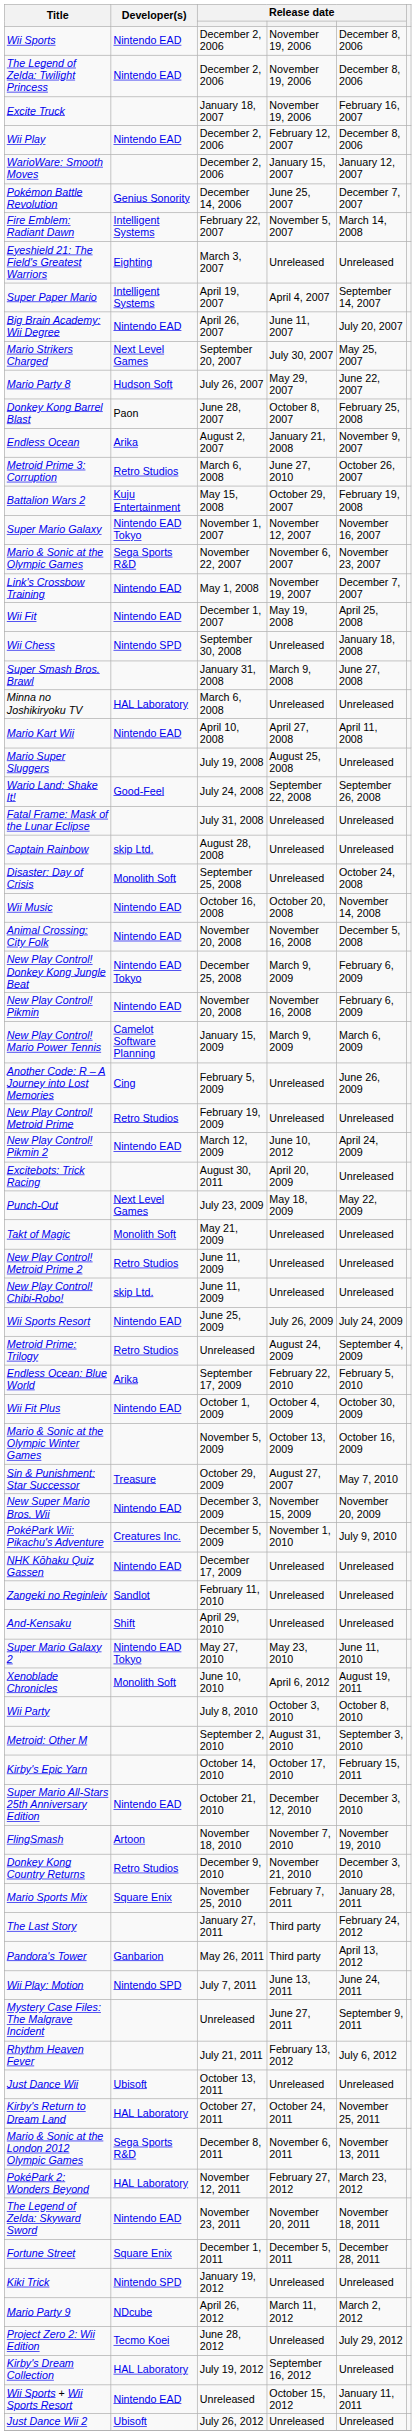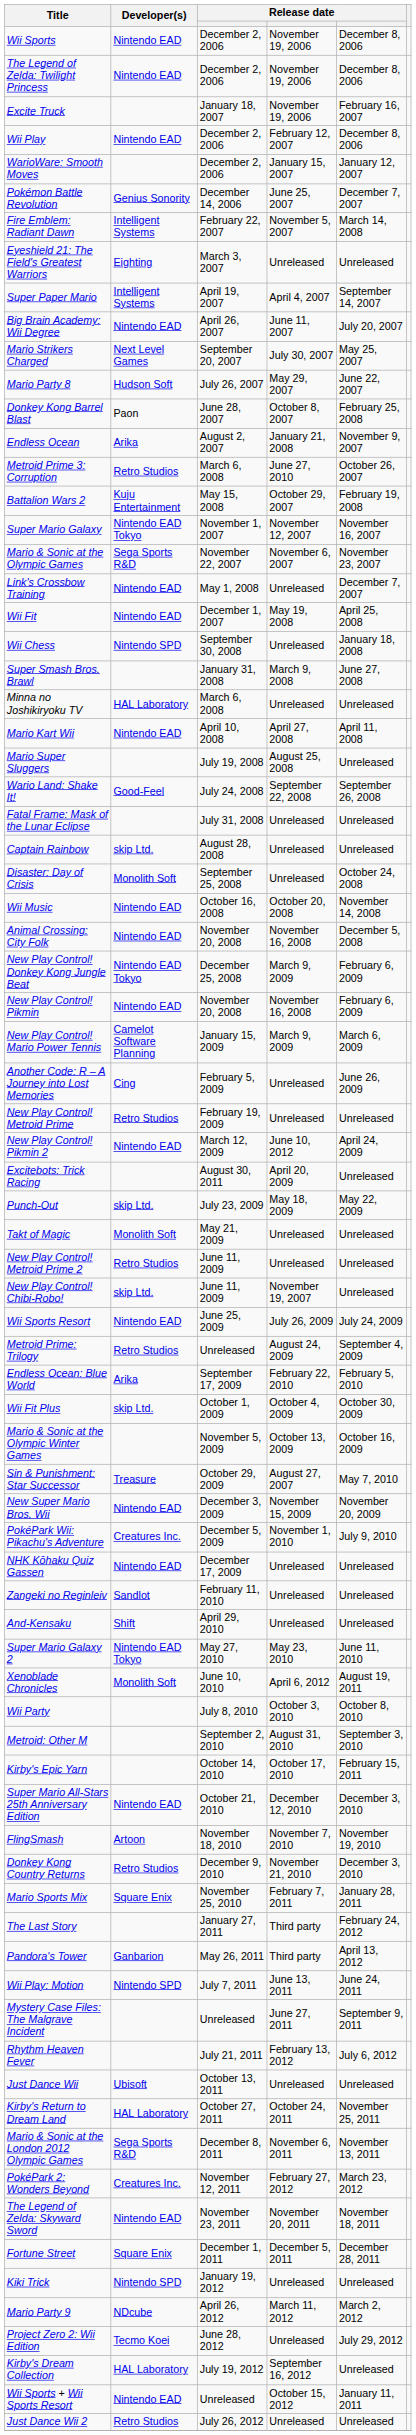(294, 588) November 19, 2007 -> (297, 588) Unreleased
(139, 1205) Next Level Games -> (133, 1205) skip Ltd.
(297, 1292) Unreleased -> (294, 1292) November 19, 2007
(147, 1409) Nintendo EAD -> (133, 1409) skip Ltd.
(151, 2183) HAL Laboratory -> (147, 2183) Creatures Inc.
(130, 2422) Ubisoft -> (146, 2422) Retro Studios
